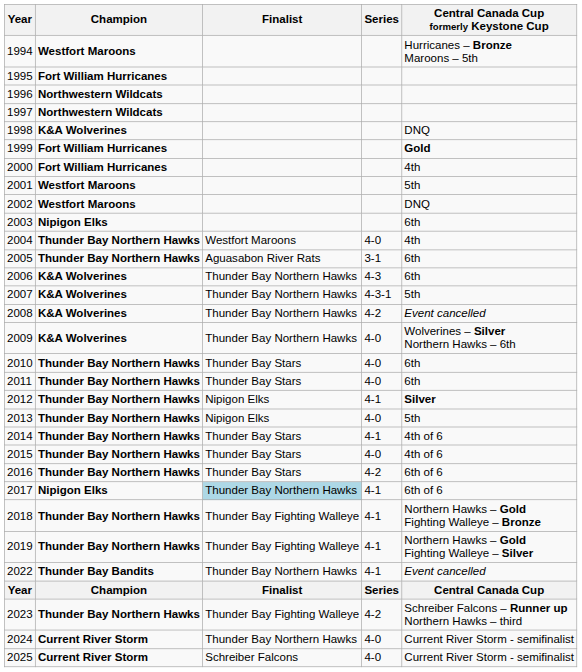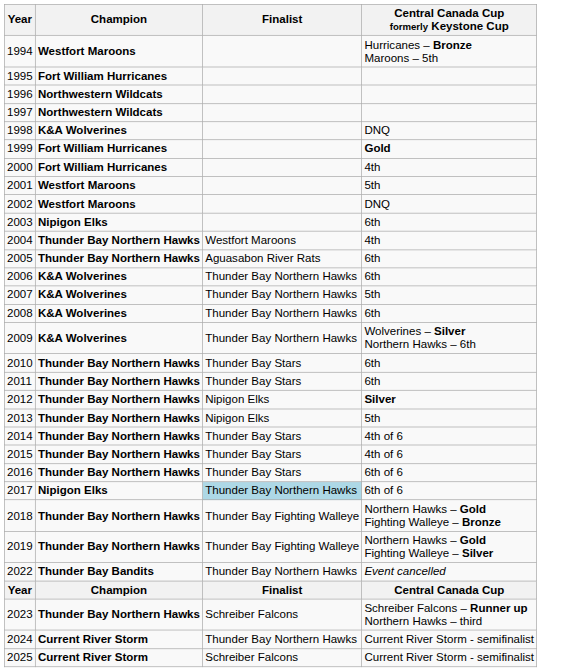- column: (382, 20)
(445, 313) Event cancelled -> (372, 313) 6th
(282, 614) Thunder Bay Fighting Walleye -> (252, 614) Schreiber Falcons
